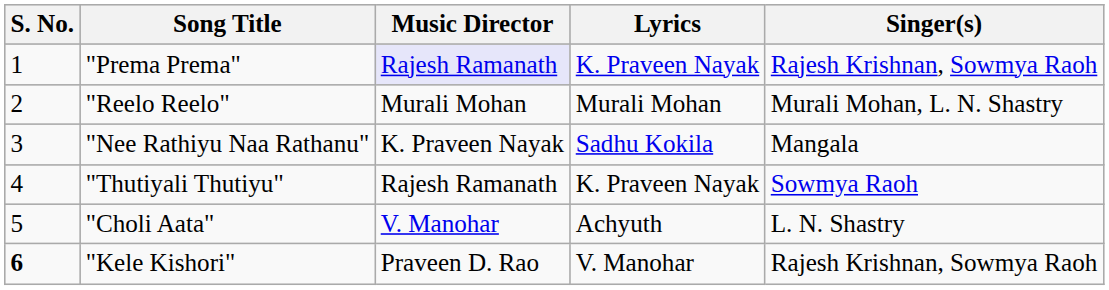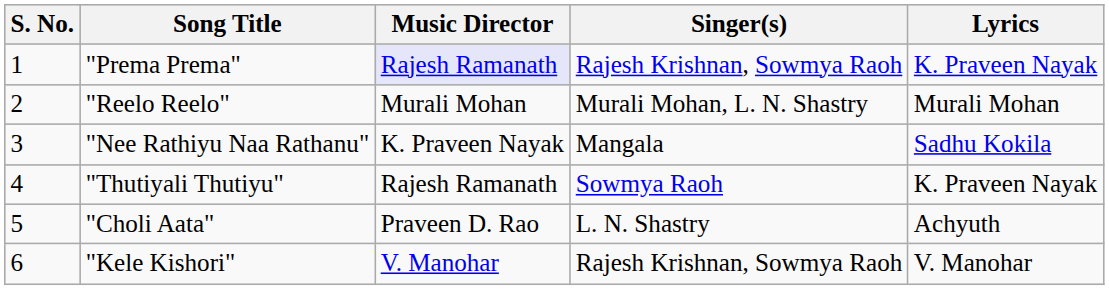columns swapped: (934, 24) <-> (667, 24)
(440, 223) V. Manohar -> (460, 223) Praveen D. Rao
(17, 263) bold -> (17, 263) normal
(460, 263) Praveen D. Rao -> (440, 263) V. Manohar
